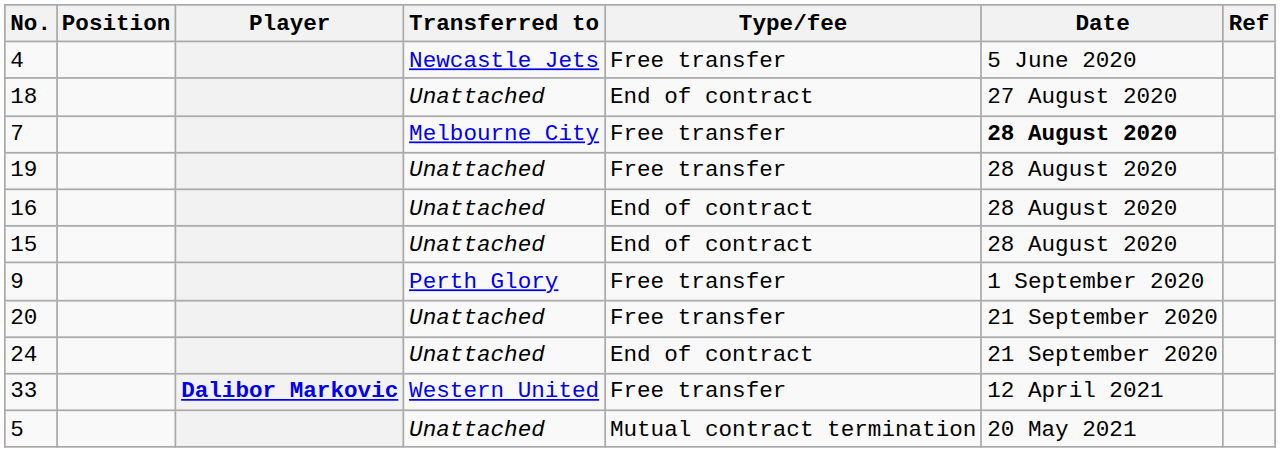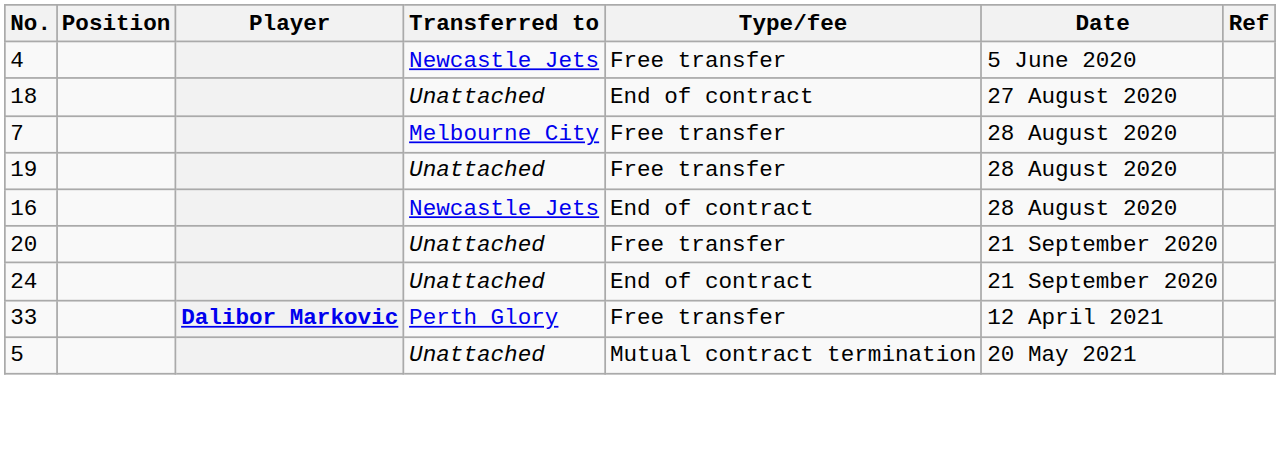(1082, 134) bold -> (1082, 134) normal
(477, 208) Unattached -> (504, 208) Newcastle Jets
- row: (24, 245)
- row: (17, 281)
(504, 392) Western United -> (484, 318) Perth Glory
